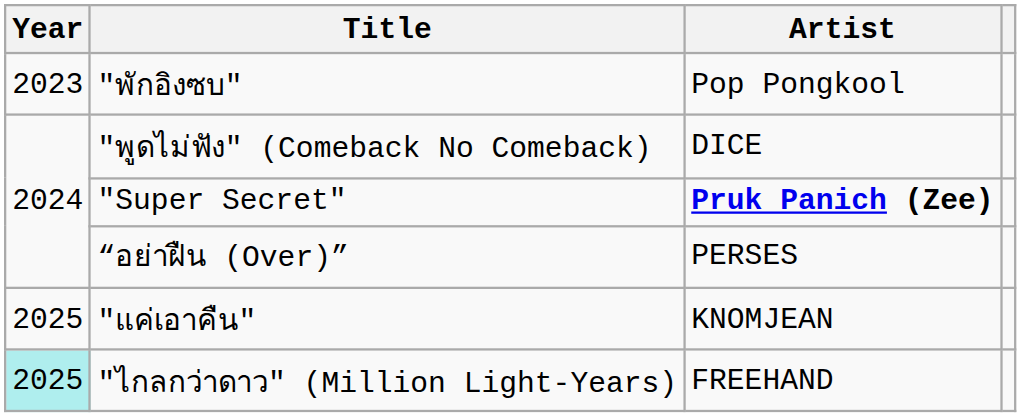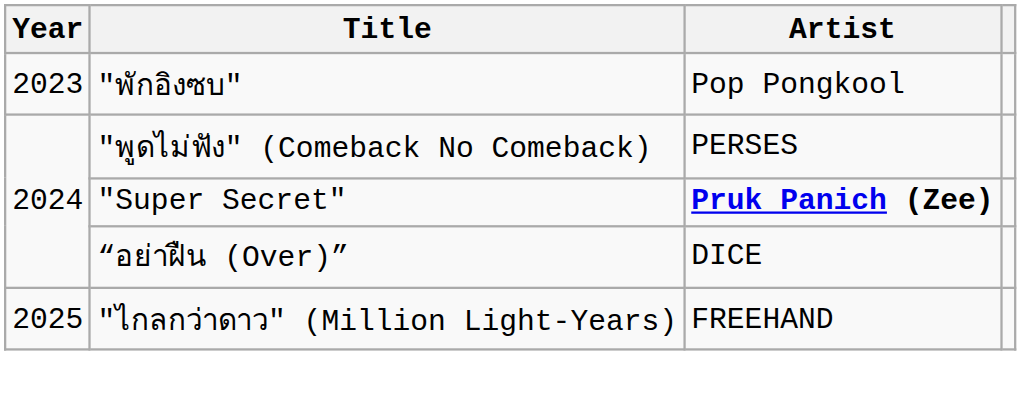(727, 146) DICE -> (745, 146) PERSES
(745, 257) PERSES -> (727, 257) DICE
- row: (177, 321)
(48, 381) paleturquoise background -> (48, 319) no background
